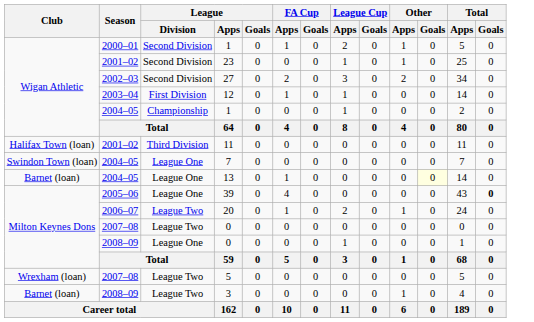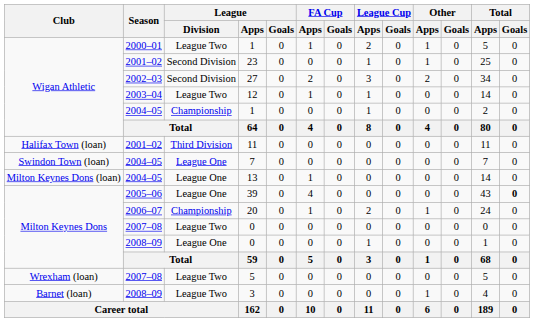(178, 45) Second Division -> (201, 45) League Two
(178, 95) First Division -> (201, 95) League Two
(52, 177) Barnet (loan) -> (64, 177) Milton Keynes Dons (loan)
(433, 177) lightyellow background -> (456, 177) no background
(178, 210) League Two -> (201, 210) Championship
